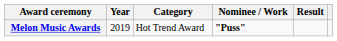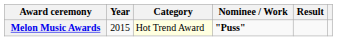(120, 28) 2019 -> (120, 28) 2015
(170, 28) no background -> (170, 28) lightyellow background
